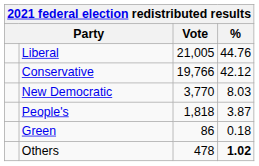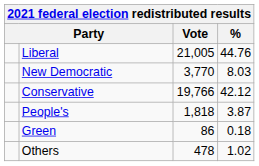rows swapped: (58, 72) <-> (67, 92)
(239, 151) bold -> (239, 151) normal
